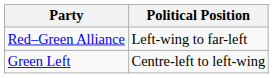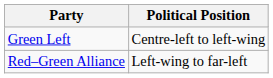rows swapped: (39, 61) <-> (66, 38)
